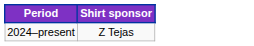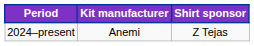+ column: (124, 13)
